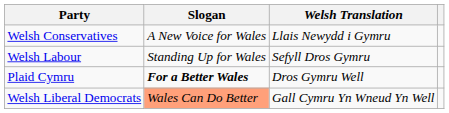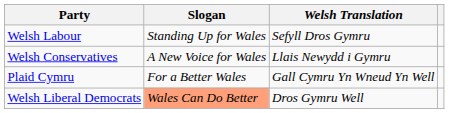rows swapped: (44, 56) <-> (62, 35)
(198, 77) bold -> (197, 77) normal
(318, 77) Dros Gymru Well -> (353, 77) Gall Cymru Yn Wneud Yn Well
(353, 98) Gall Cymru Yn Wneud Yn Well -> (318, 98) Dros Gymru Well
